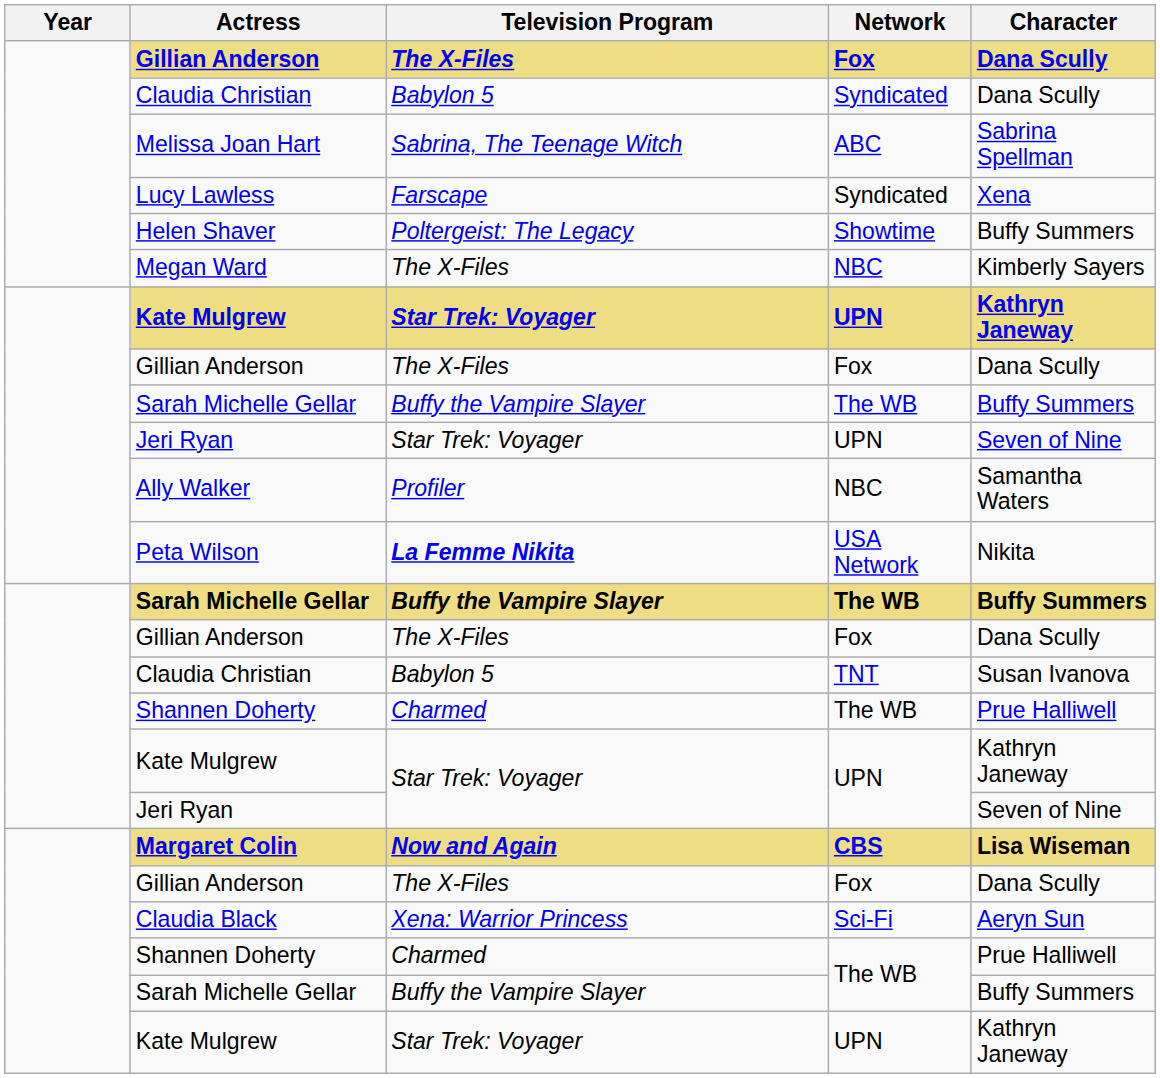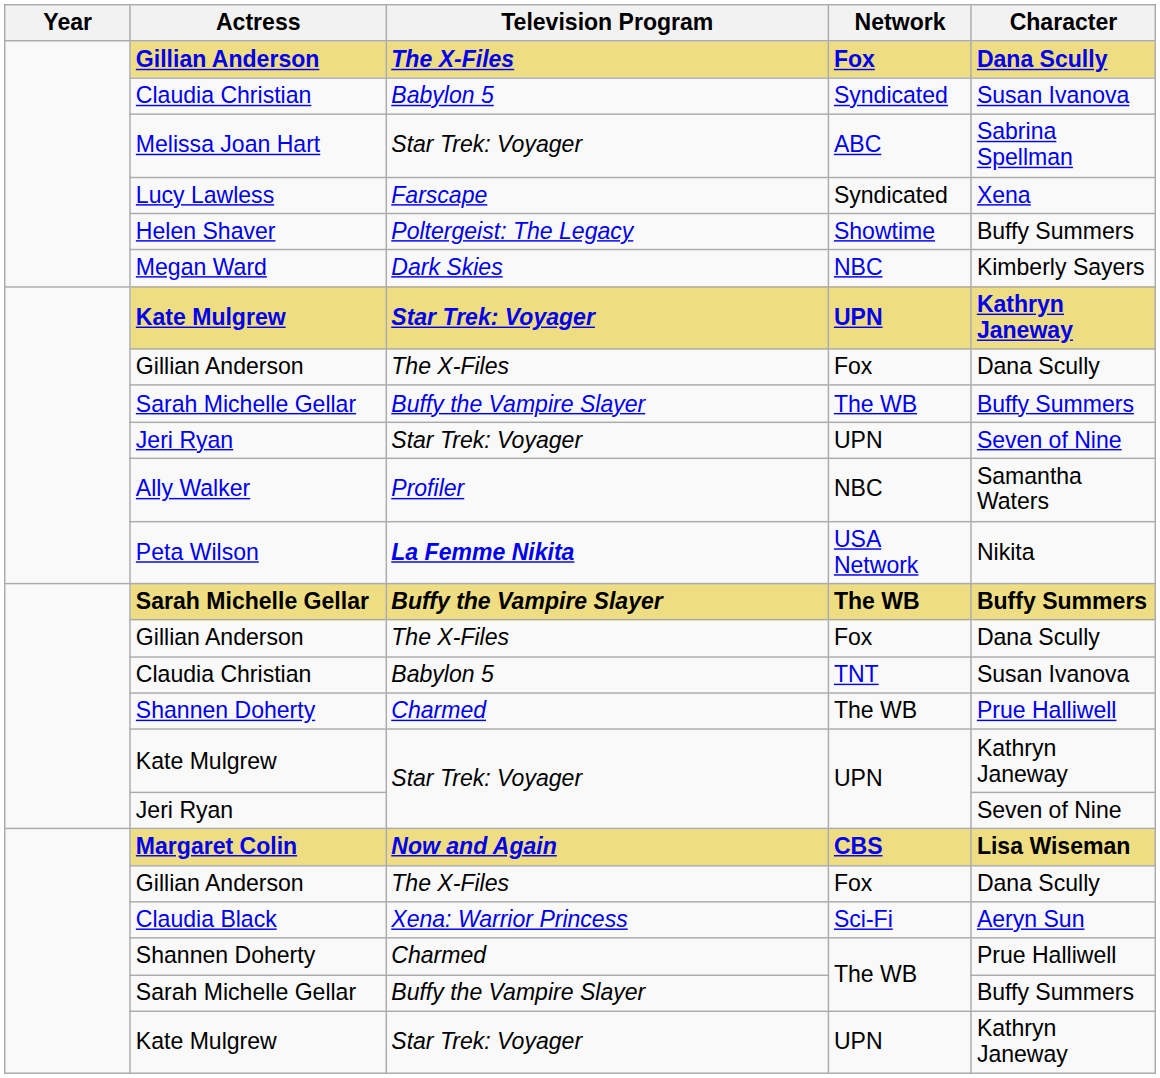(1038, 95) Dana Scully -> (1053, 95) Susan Ivanova
(537, 145) Sabrina, The Teenage Witch -> (487, 145) Star Trek: Voyager
(450, 267) The X-Files -> (447, 267) Dark Skies
